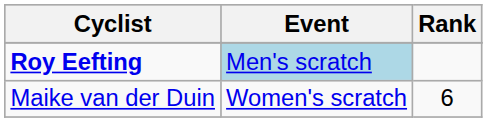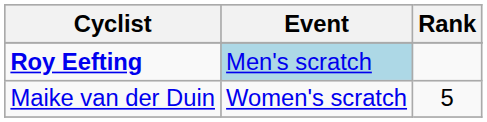(447, 99) 6 -> (447, 99) 5
